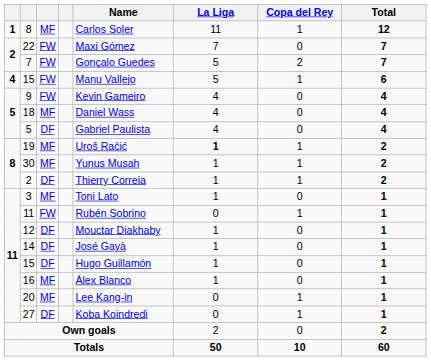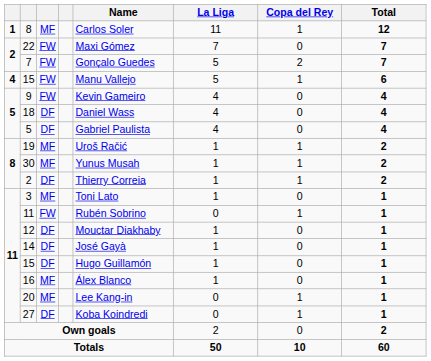(48, 113) MF -> (48, 113) DF
(216, 146) bold -> (216, 146) normal
